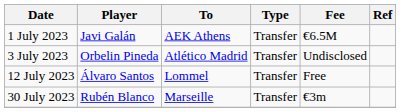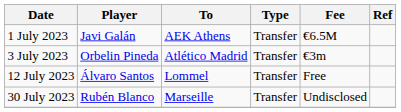(335, 55) Undisclosed -> (314, 55) €3m
(314, 96) €3m -> (335, 96) Undisclosed
